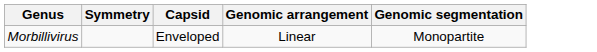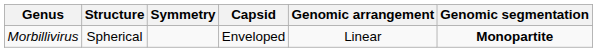+ column: (115, 15)
(449, 36) normal -> (515, 36) bold
